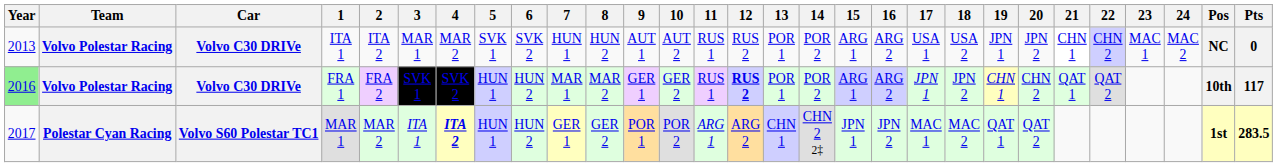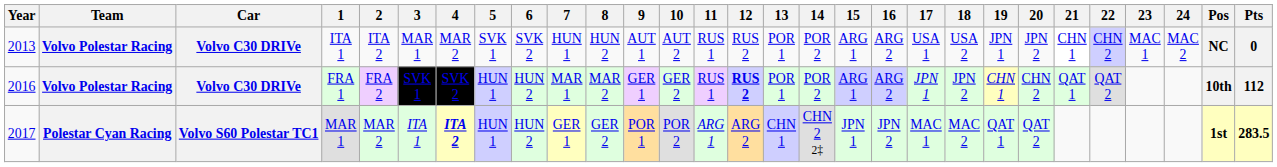(22, 85) lightgreen background -> (22, 85) no background
(1254, 85) 117 -> (1254, 85) 112
